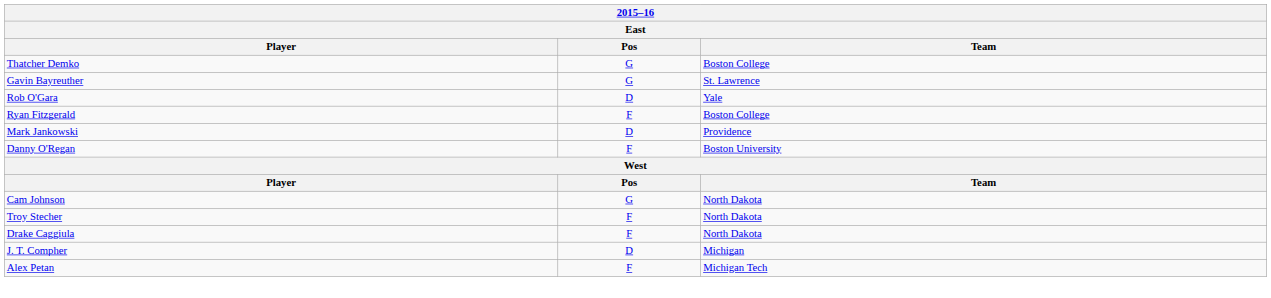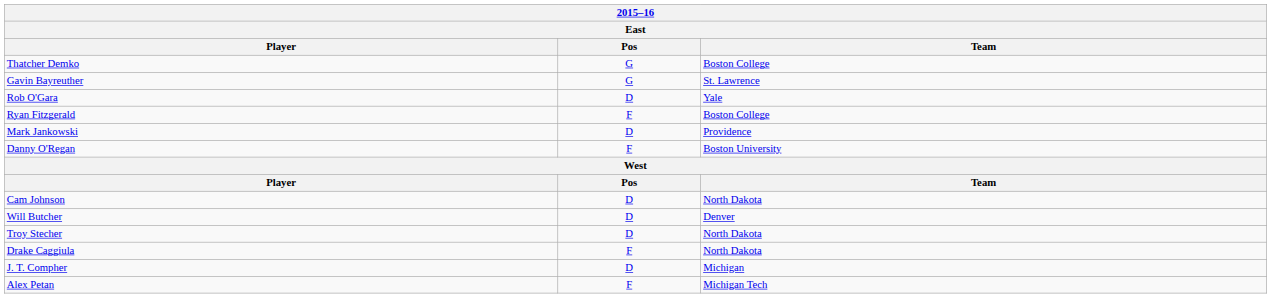(629, 200) G -> (629, 200) D
+ row: (34, 217)
(629, 217) F -> (629, 234) D
